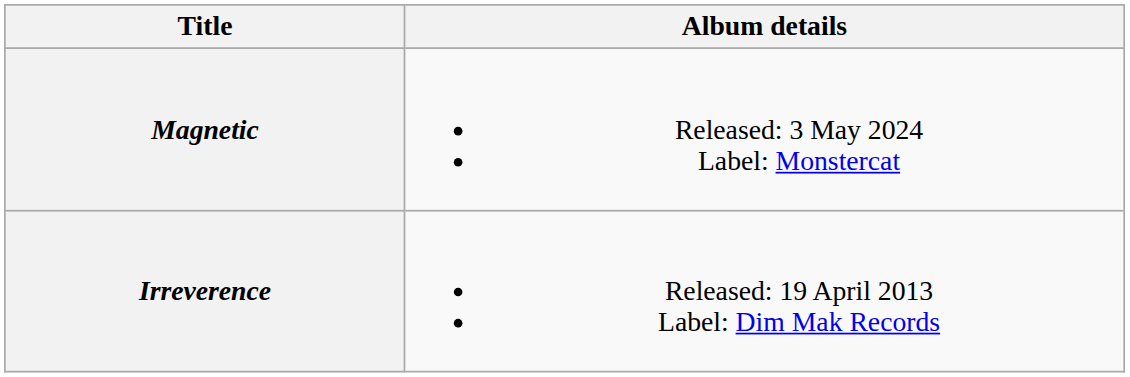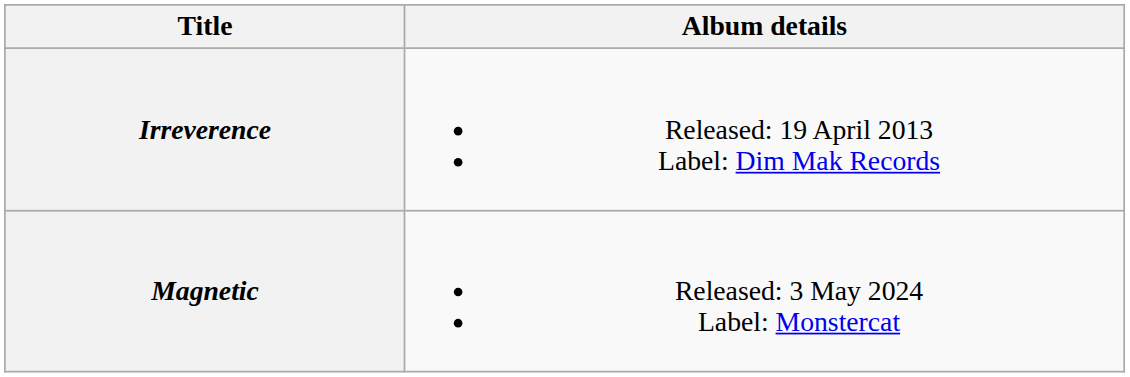rows swapped: (205, 290) <-> (205, 129)
